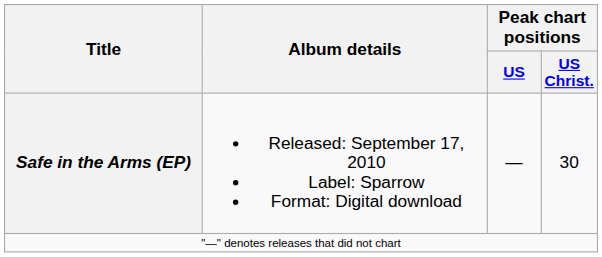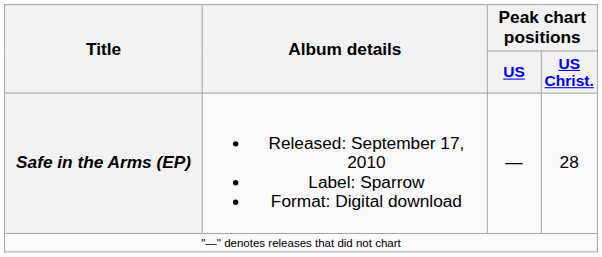(569, 163) 30 -> (569, 163) 28
